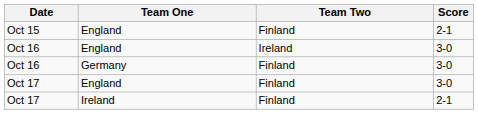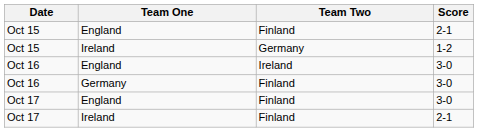+ row: (23, 48)
